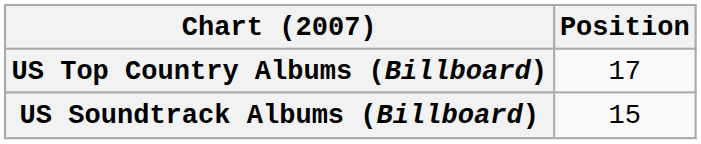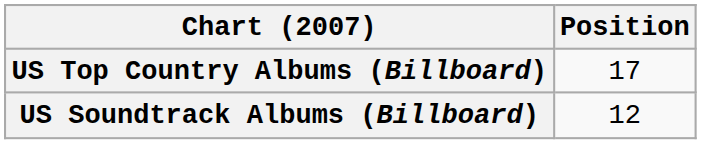(625, 115) 15 -> (625, 115) 12
